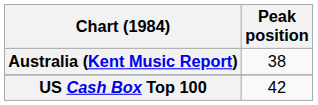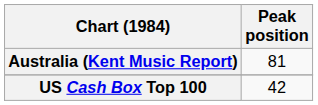(277, 61) 38 -> (277, 61) 81
